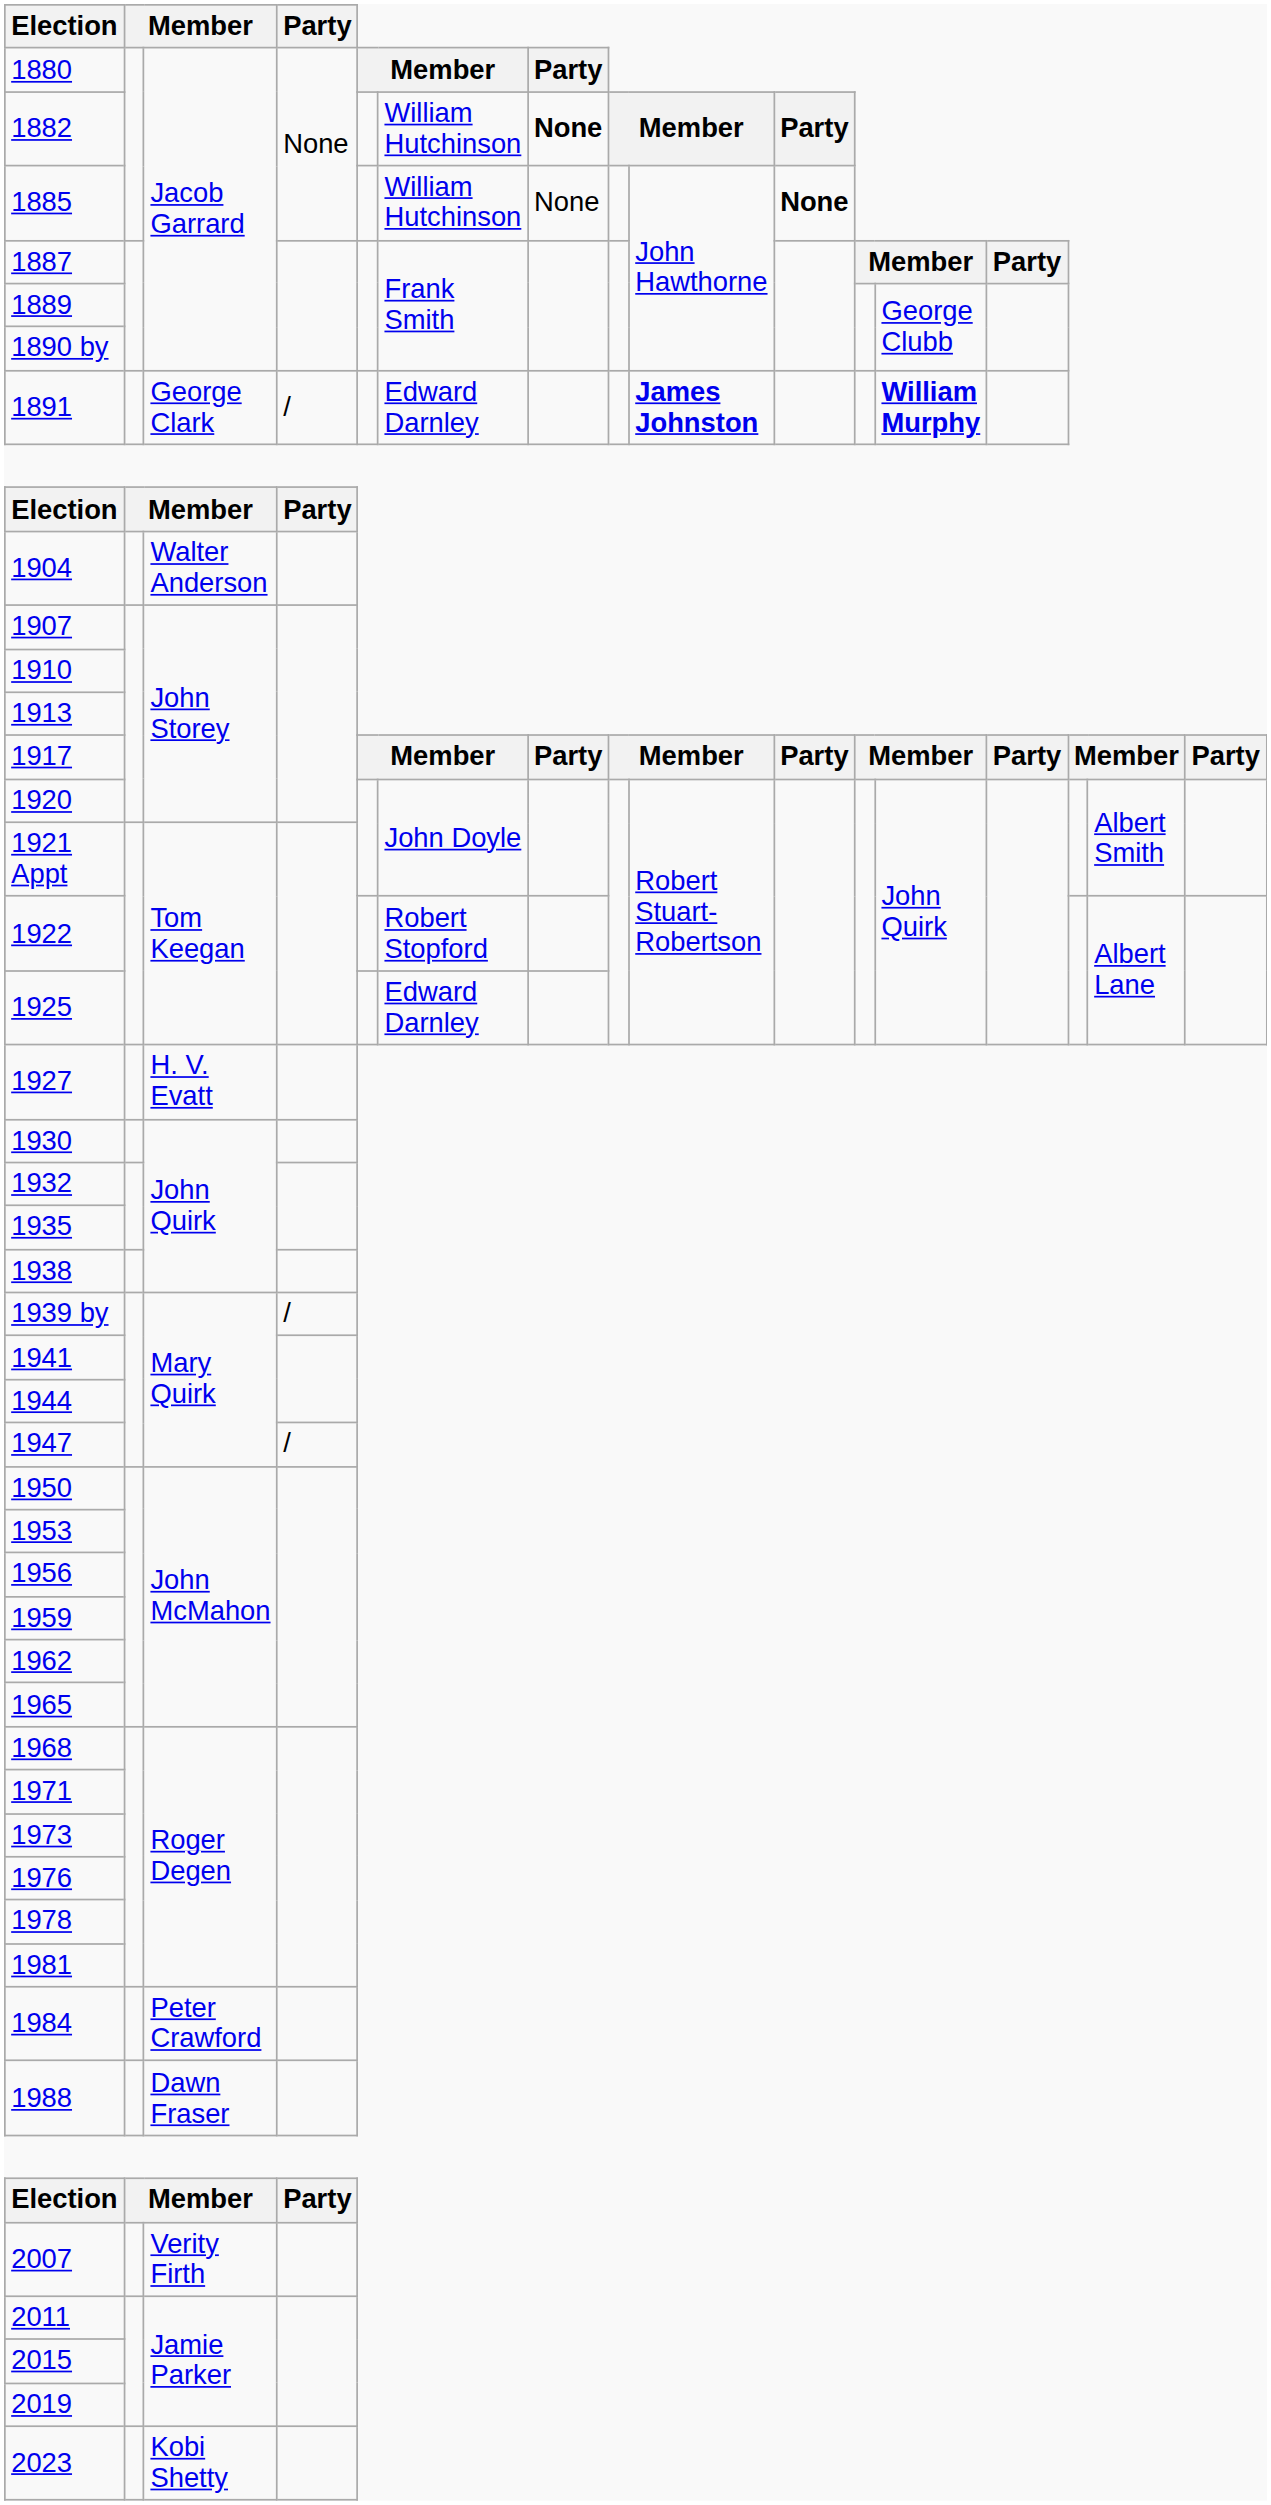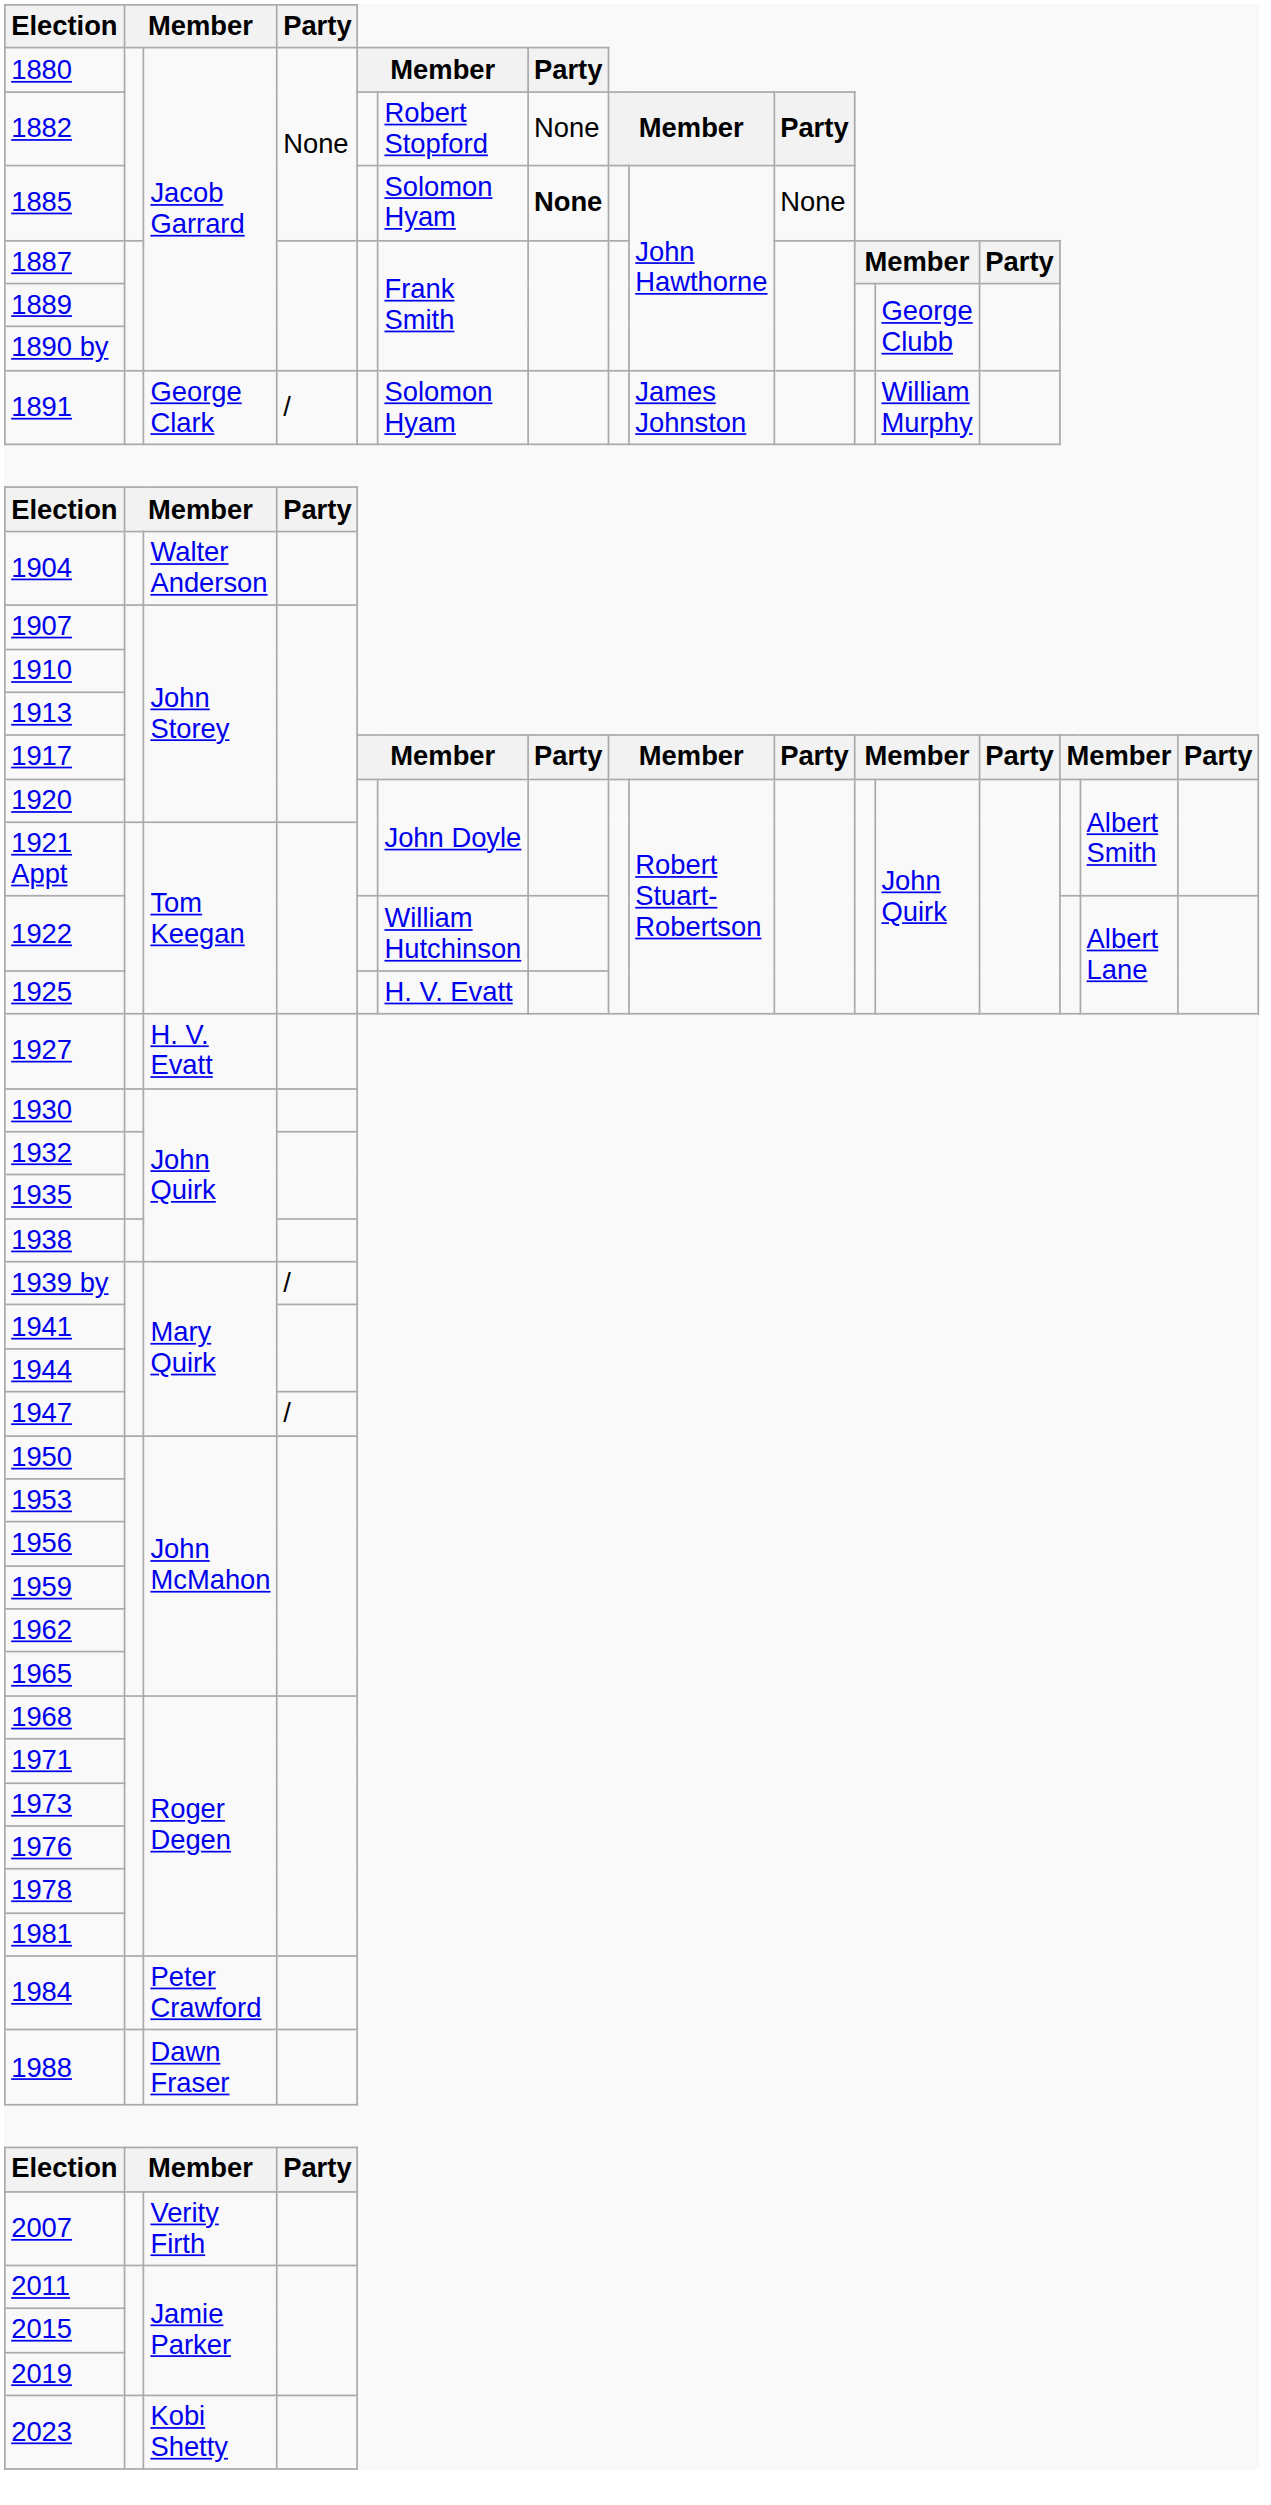(453, 128) William Hutchinson -> (436, 128) Robert Stopford
(568, 128) bold -> (567, 128) normal
(453, 202) William Hutchinson -> (438, 202) Solomon Hyam
(567, 202) normal -> (568, 202) bold
(814, 202) bold -> (813, 202) normal
(432, 406) Edward Darnley -> (438, 406) Solomon Hyam
(697, 406) bold -> (691, 406) normal
(931, 406) bold -> (927, 406) normal
(436, 933) Robert Stopford -> (453, 933) William Hutchinson
(432, 1007) Edward Darnley -> (449, 991) H. V. Evatt
